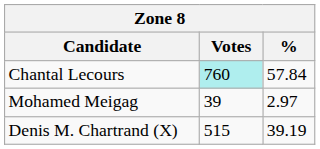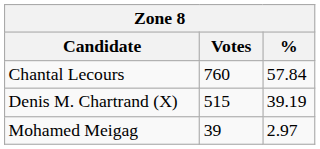(217, 74) paleturquoise background -> (217, 74) no background
rows swapped: (93, 130) <-> (73, 102)
